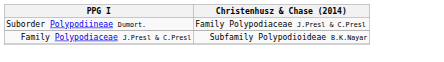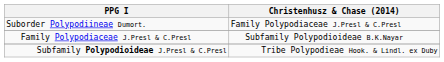+ row: (132, 50)
